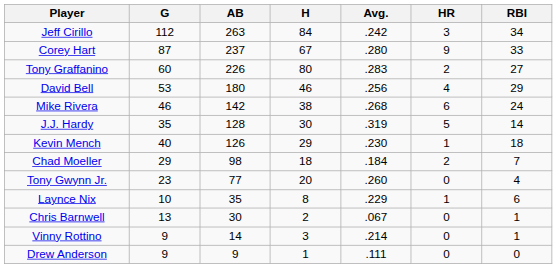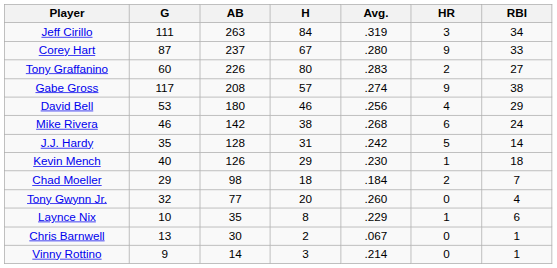(165, 32) 112 -> (165, 32) 111
(376, 32) .242 -> (376, 32) .319
+ row: (67, 87)
(306, 124) 30 -> (306, 143) 31
(376, 124) .319 -> (376, 143) .242
(165, 180) 23 -> (165, 198) 32
- row: (67, 254)
